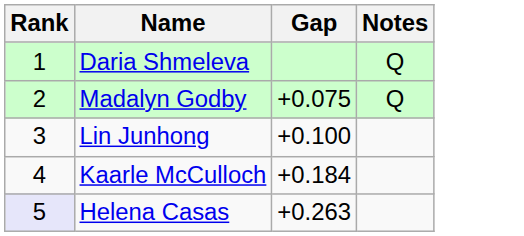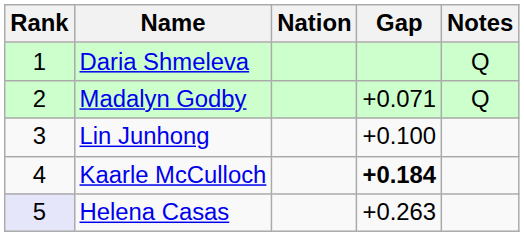+ column: (314, 23)
(314, 99) +0.075 -> (399, 99) +0.071
(314, 174) normal -> (399, 174) bold
